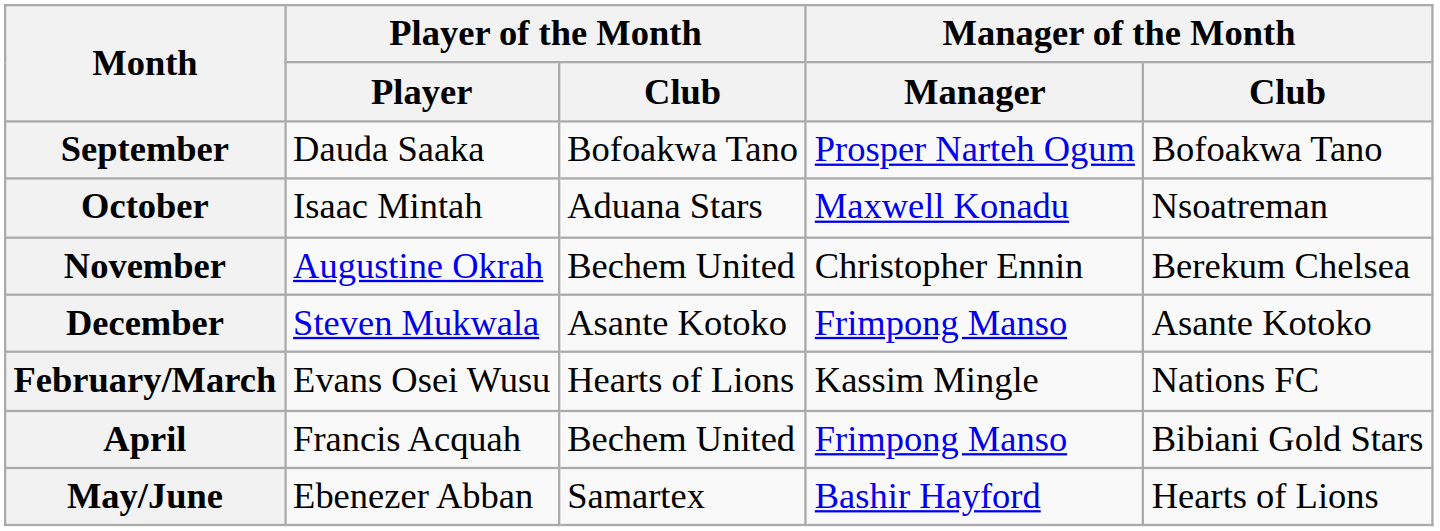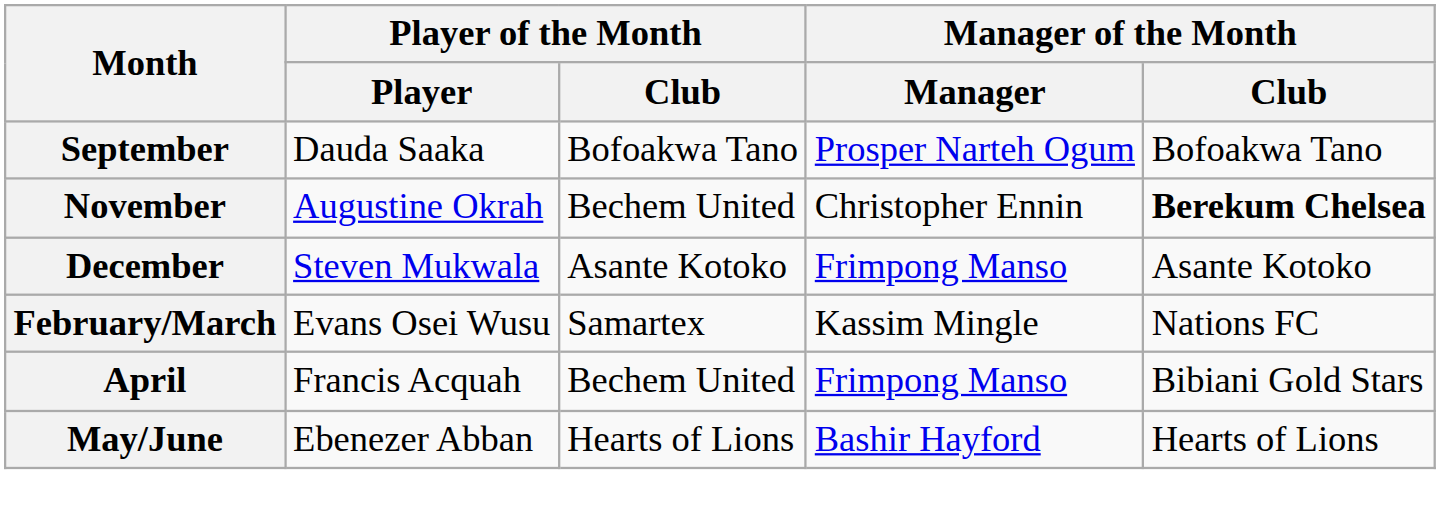- row: (145, 206)
(1281, 264) normal -> (1289, 206) bold
(681, 380) Hearts of Lions -> (636, 322) Samartex
(636, 496) Samartex -> (681, 438) Hearts of Lions
